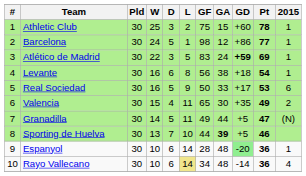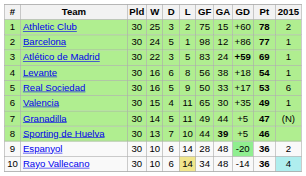(288, 27) 1 -> (288, 27) 2
(288, 103) 2 -> (288, 103) 1
(288, 149) 1 -> (288, 149) 2
(288, 164) no background -> (288, 164) paleturquoise background
